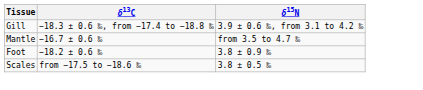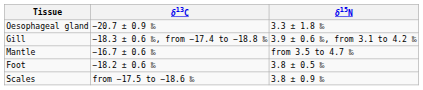+ row: (47, 26)
(244, 52) 3.8 ± 0.9 ‰ -> (298, 65) 3.8 ± 0.5 ‰
(244, 65) 3.8 ± 0.5 ‰ -> (298, 79) 3.8 ± 0.9 ‰
